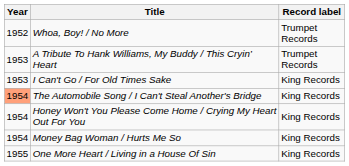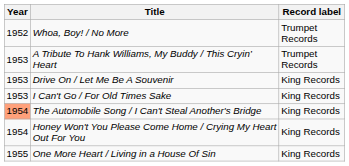+ row: (103, 80)
- row: (107, 138)
